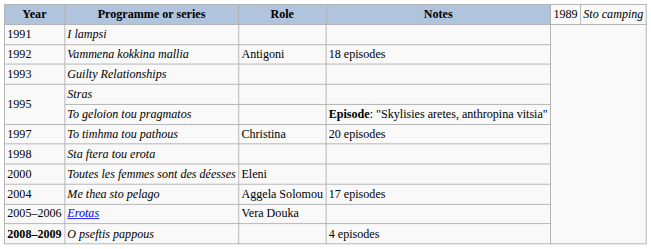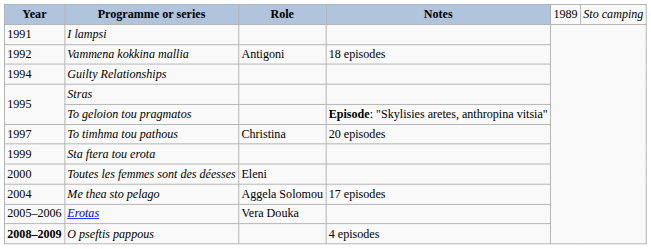(19, 74) 1993 -> (19, 74) 1994
(19, 154) 1998 -> (19, 154) 1999
